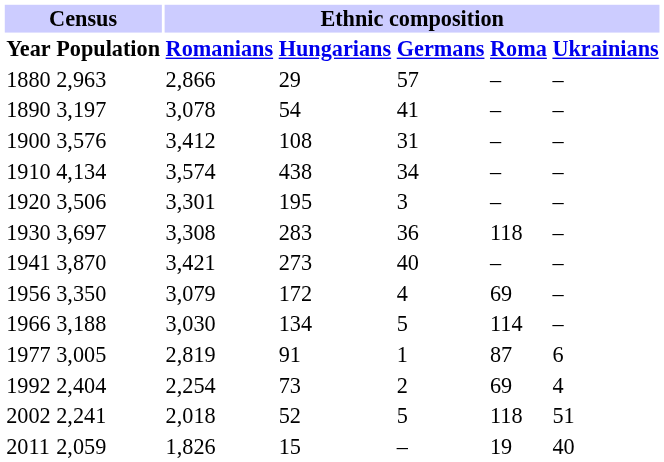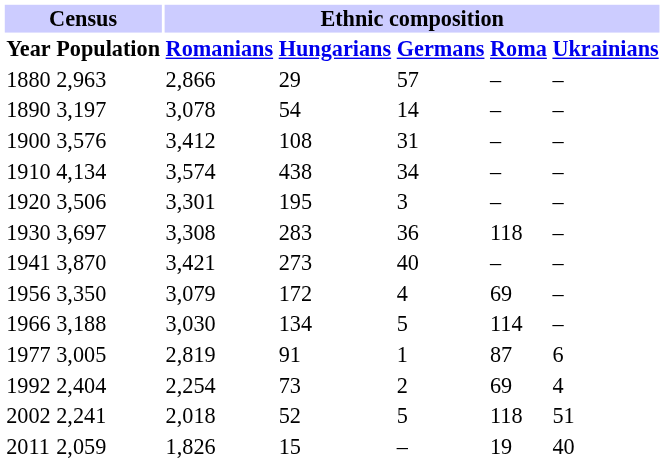(408, 110) 41 -> (408, 110) 14
